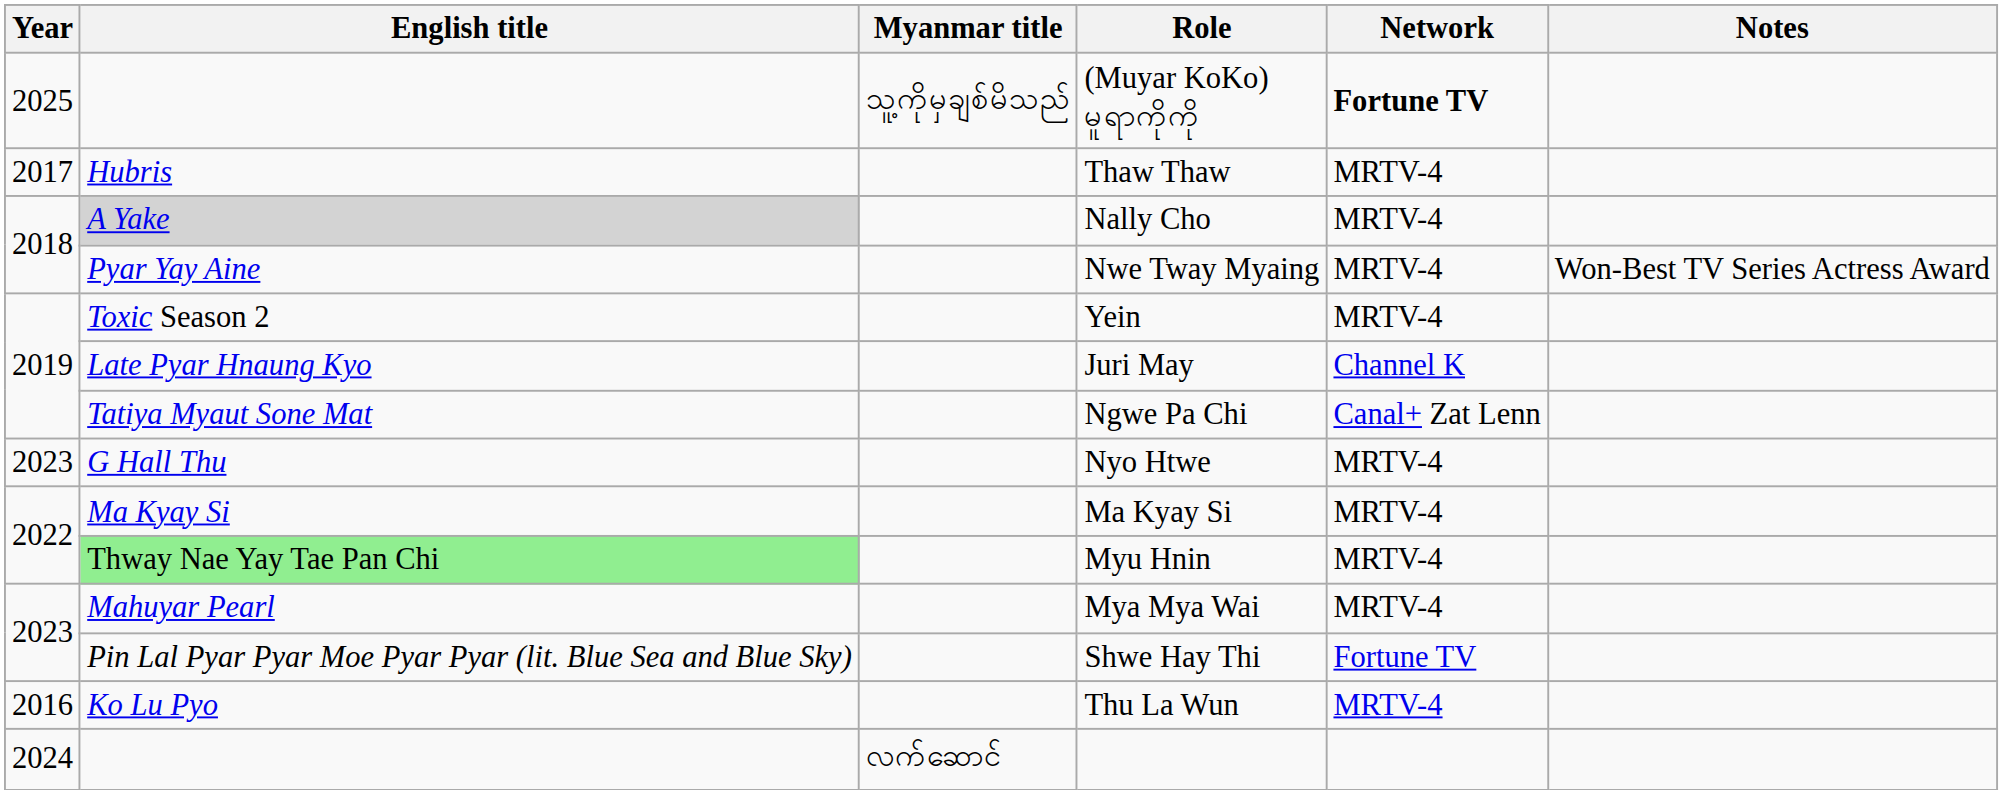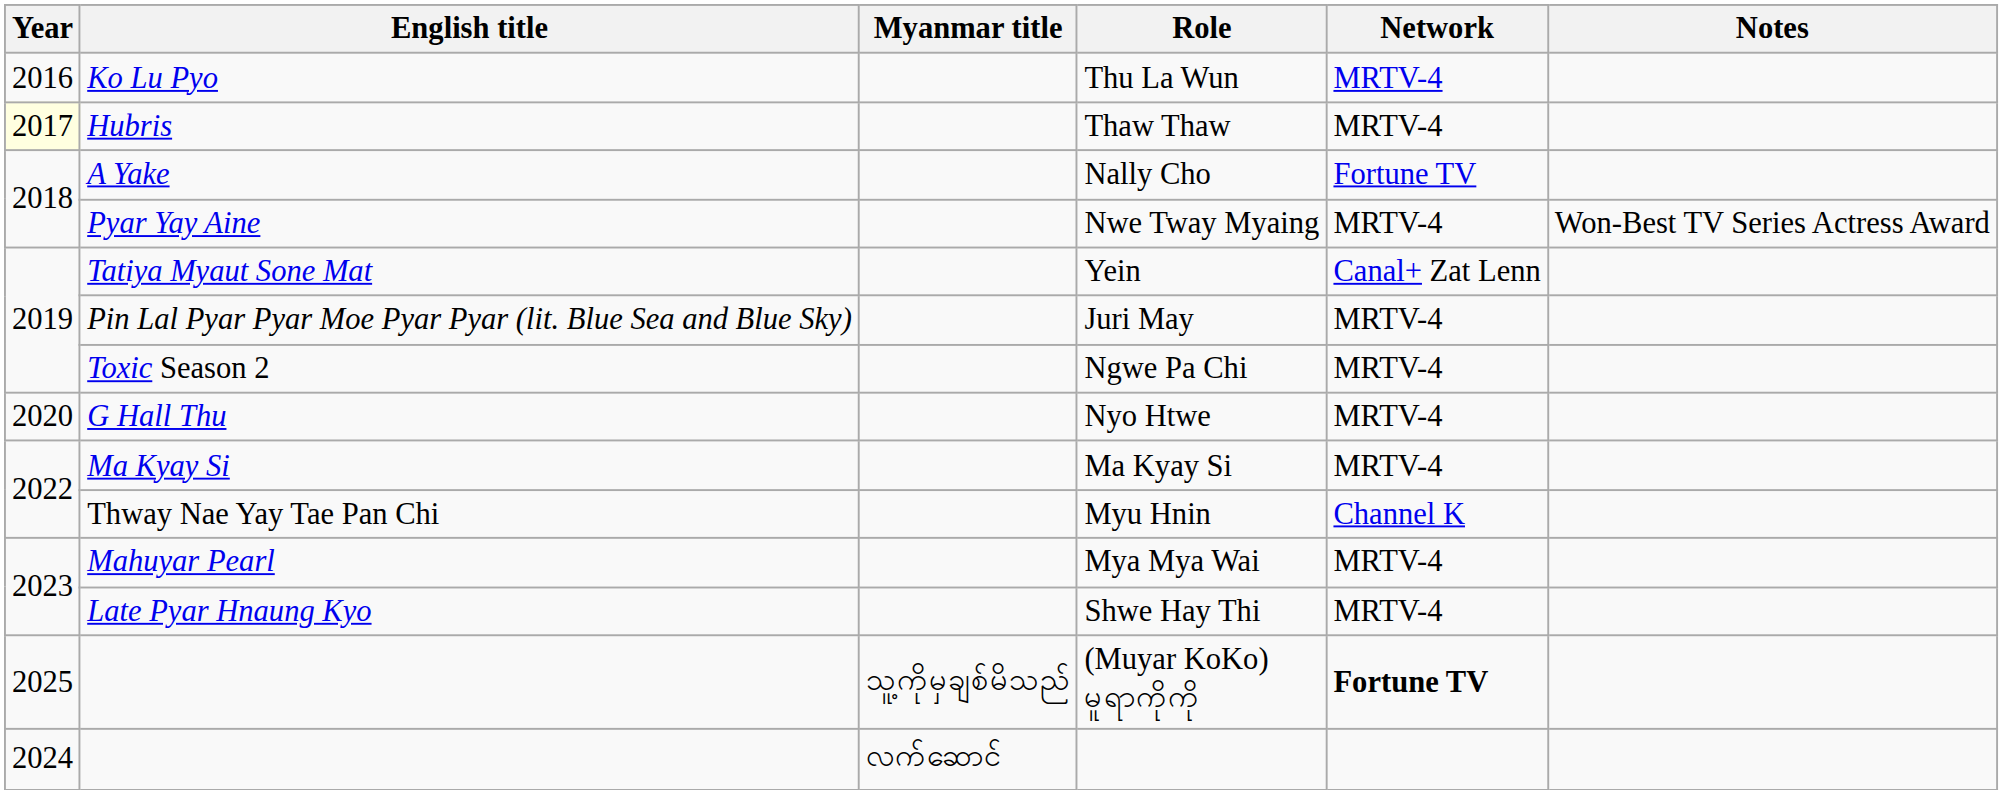rows swapped: (1162, 704) <-> (1176, 96)
(43, 171) no background -> (43, 125) lightyellow background
(128, 219) lightgrey background -> (128, 174) no background
(1388, 219) MRTV-4 -> (1405, 174) Fortune TV
(178, 316) Toxic Season 2 -> (230, 271) Tatiya Myaut Sone Mat
(1388, 316) MRTV-4 -> (1437, 271) Canal+ Zat Lenn
(229, 365) Late Pyar Hnaung Kyo -> (470, 319) Pin Lal Pyar Pyar Moe Pyar Pyar (lit. Blue Sea and Blue Sky)
(1399, 365) Channel K -> (1388, 319) MRTV-4
(230, 413) Tatiya Myaut Sone Mat -> (178, 367) Toxic Season 2
(1437, 413) Canal+ Zat Lenn -> (1388, 367) MRTV-4
(43, 462) 2023 -> (43, 416) 2020
(263, 559) lightgreen background -> (263, 513) no background
(1388, 559) MRTV-4 -> (1399, 513) Channel K
(470, 656) Pin Lal Pyar Pyar Moe Pyar Pyar (lit. Blue Sea and Blue Sky) -> (229, 610) Late Pyar Hnaung Kyo
(1405, 656) Fortune TV -> (1388, 610) MRTV-4
